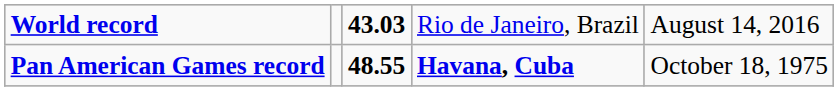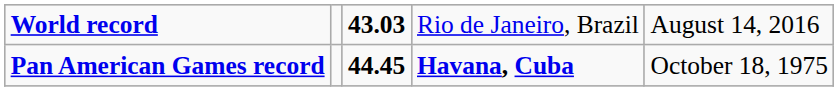(377, 65) 48.55 -> (377, 65) 44.45
